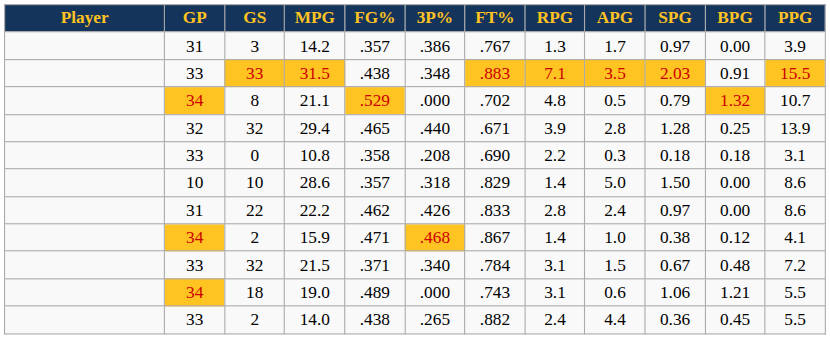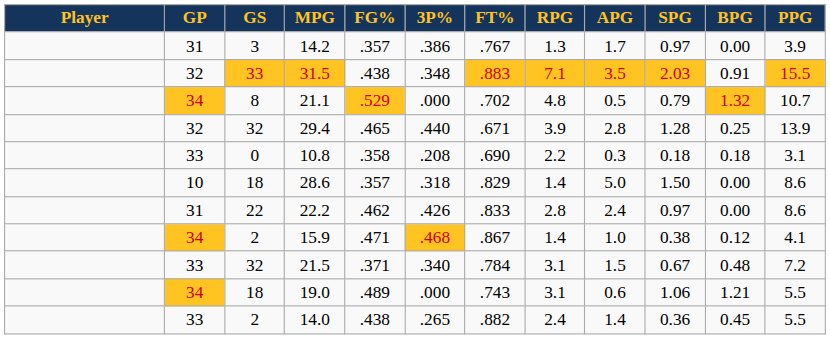(195, 73) 33 -> (195, 73) 32
(255, 182) 10 -> (255, 182) 18
(615, 319) 4.4 -> (615, 319) 1.4
